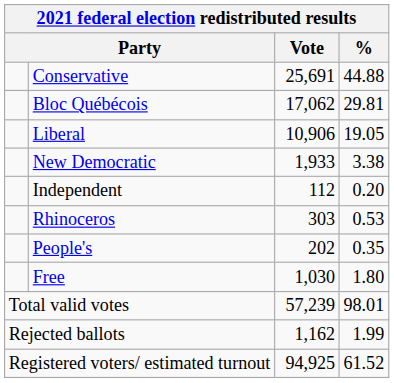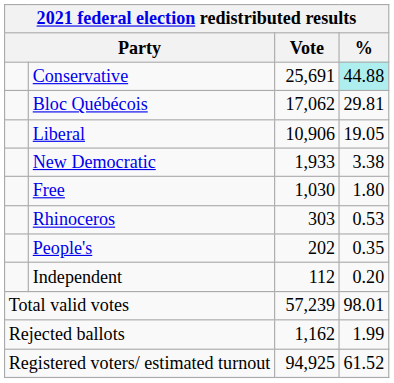(364, 76) no background -> (364, 76) paleturquoise background
rows swapped: (49, 276) <-> (77, 190)
